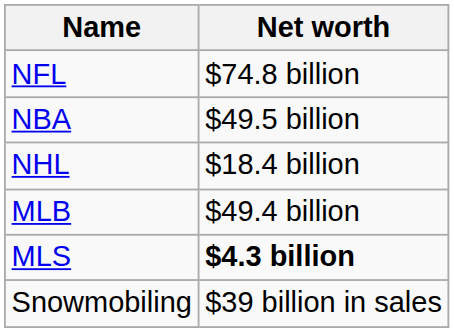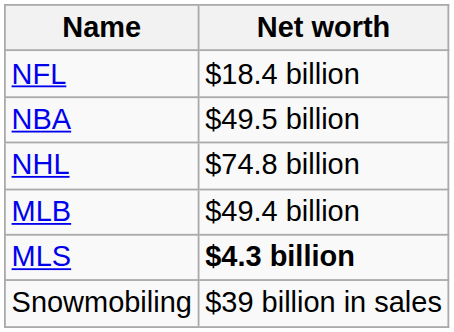(283, 73) $74.8 billion -> (283, 73) $18.4 billion
(283, 165) $18.4 billion -> (283, 165) $74.8 billion
